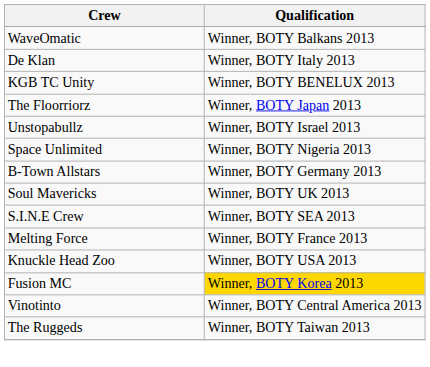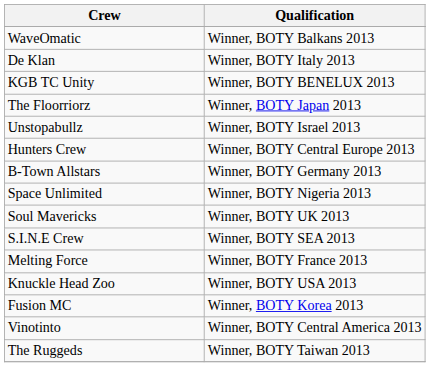+ row: (47, 149)
rows swapped: (55, 149) <-> (54, 171)
(286, 283) gold background -> (286, 305) no background
